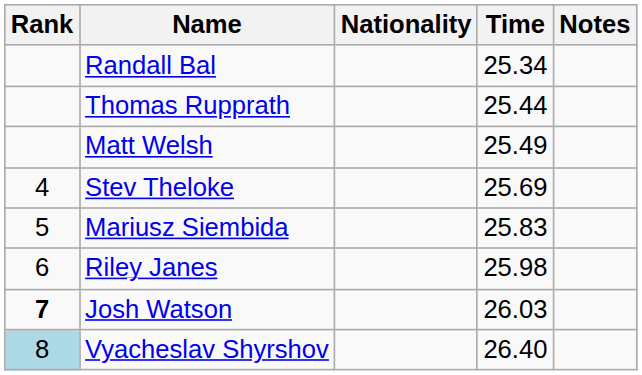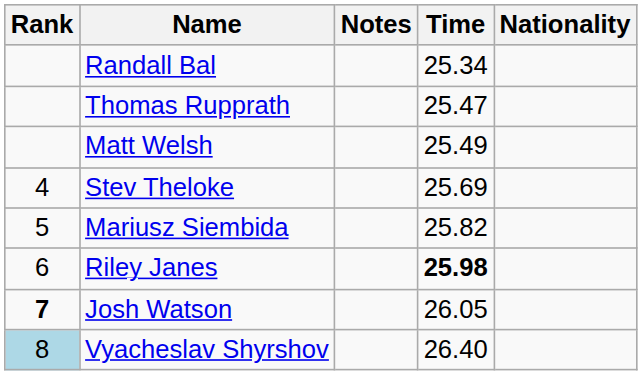columns swapped: (406, 24) <-> (595, 24)
(515, 106) 25.44 -> (456, 106) 25.47
(515, 227) 25.83 -> (456, 227) 25.82
(515, 268) normal -> (456, 268) bold
(515, 308) 26.03 -> (456, 308) 26.05
